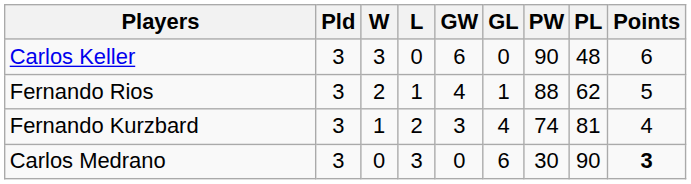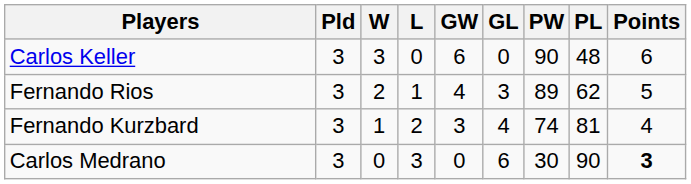(504, 91) 1 -> (504, 91) 3
(546, 91) 88 -> (546, 91) 89
